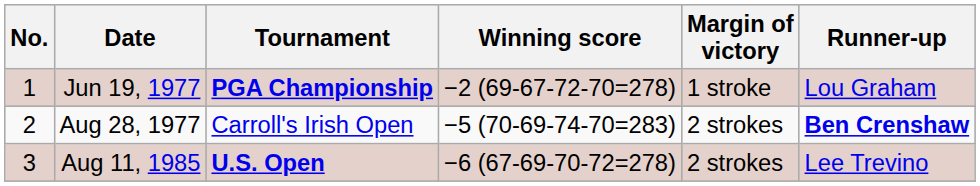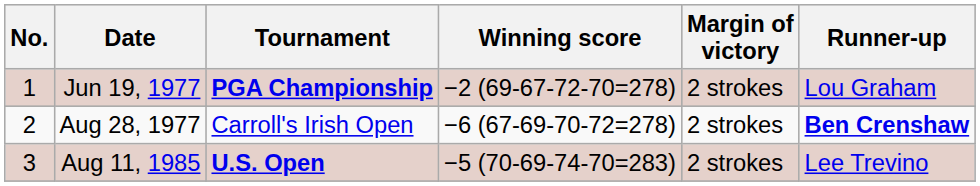(729, 88) 1 stroke -> (735, 88) 2 strokes
(560, 125) −5 (70-69-74-70=283) -> (560, 125) −6 (67-69-70-72=278)
(560, 163) −6 (67-69-70-72=278) -> (560, 163) −5 (70-69-74-70=283)
